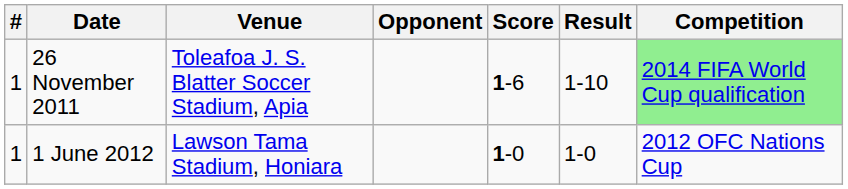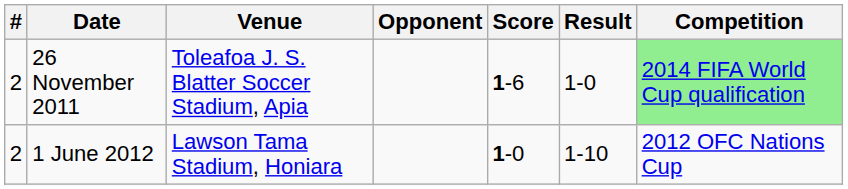(16, 81) 1 -> (16, 81) 2
(586, 81) 1-10 -> (580, 81) 1-0
(16, 154) 1 -> (16, 154) 2
(580, 154) 1-0 -> (586, 154) 1-10
